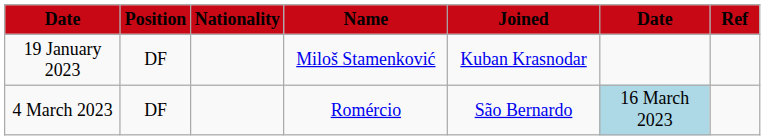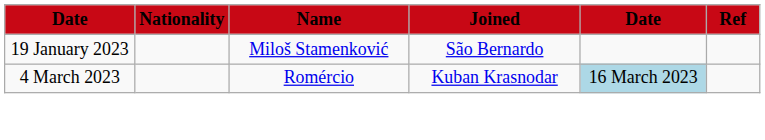- column: (156, 19)
(524, 59) Kuban Krasnodar -> (495, 49) São Bernardo
(524, 110) São Bernardo -> (495, 78) Kuban Krasnodar
